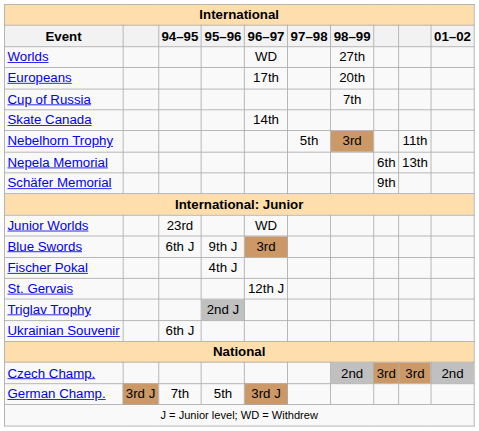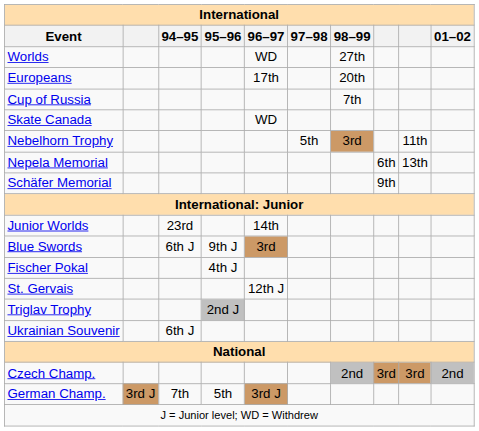(266, 120) 14th -> (266, 120) WD
(266, 225) WD -> (266, 225) 14th
